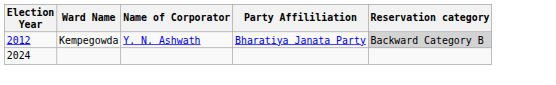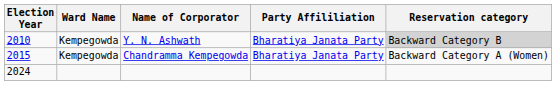(19, 40) 2012 -> (19, 40) 2010
+ row: (186, 56)
